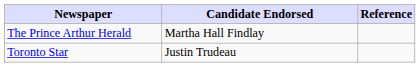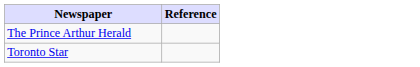- column: (260, 14)
